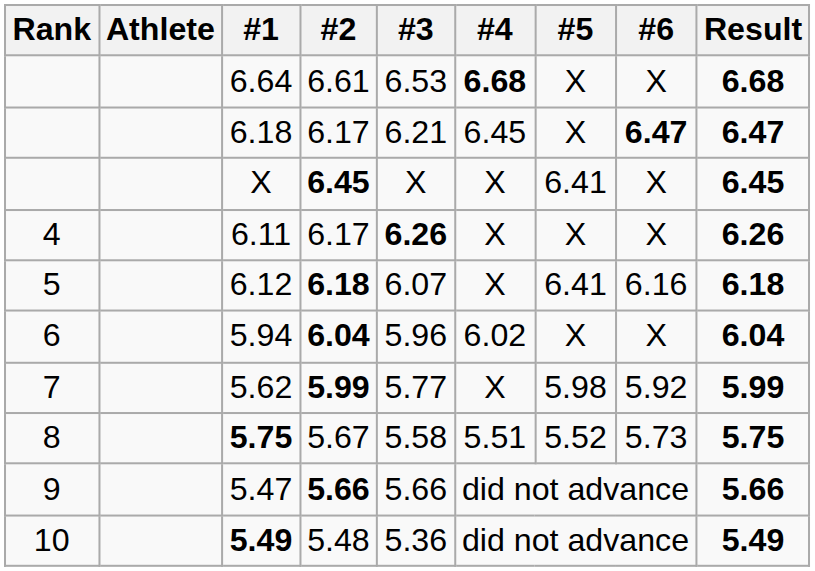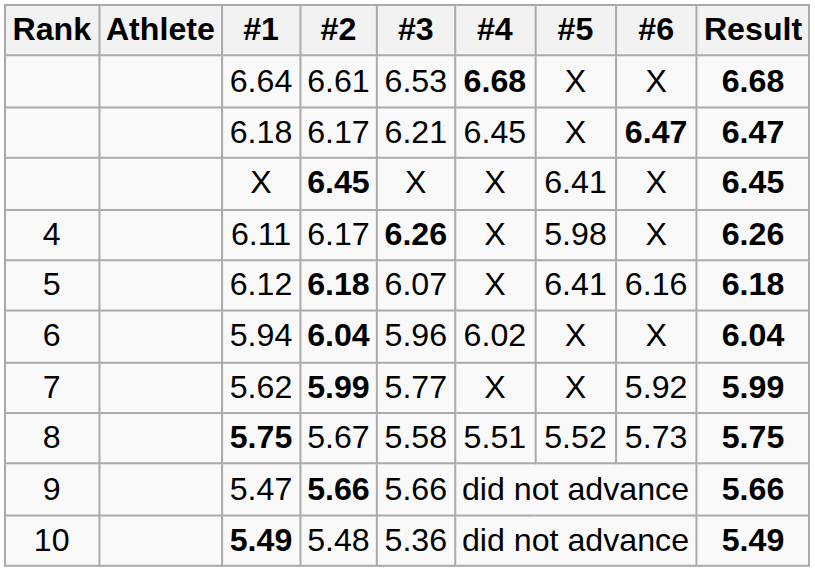(575, 234) X -> (575, 234) 5.98
(575, 387) 5.98 -> (575, 387) X
